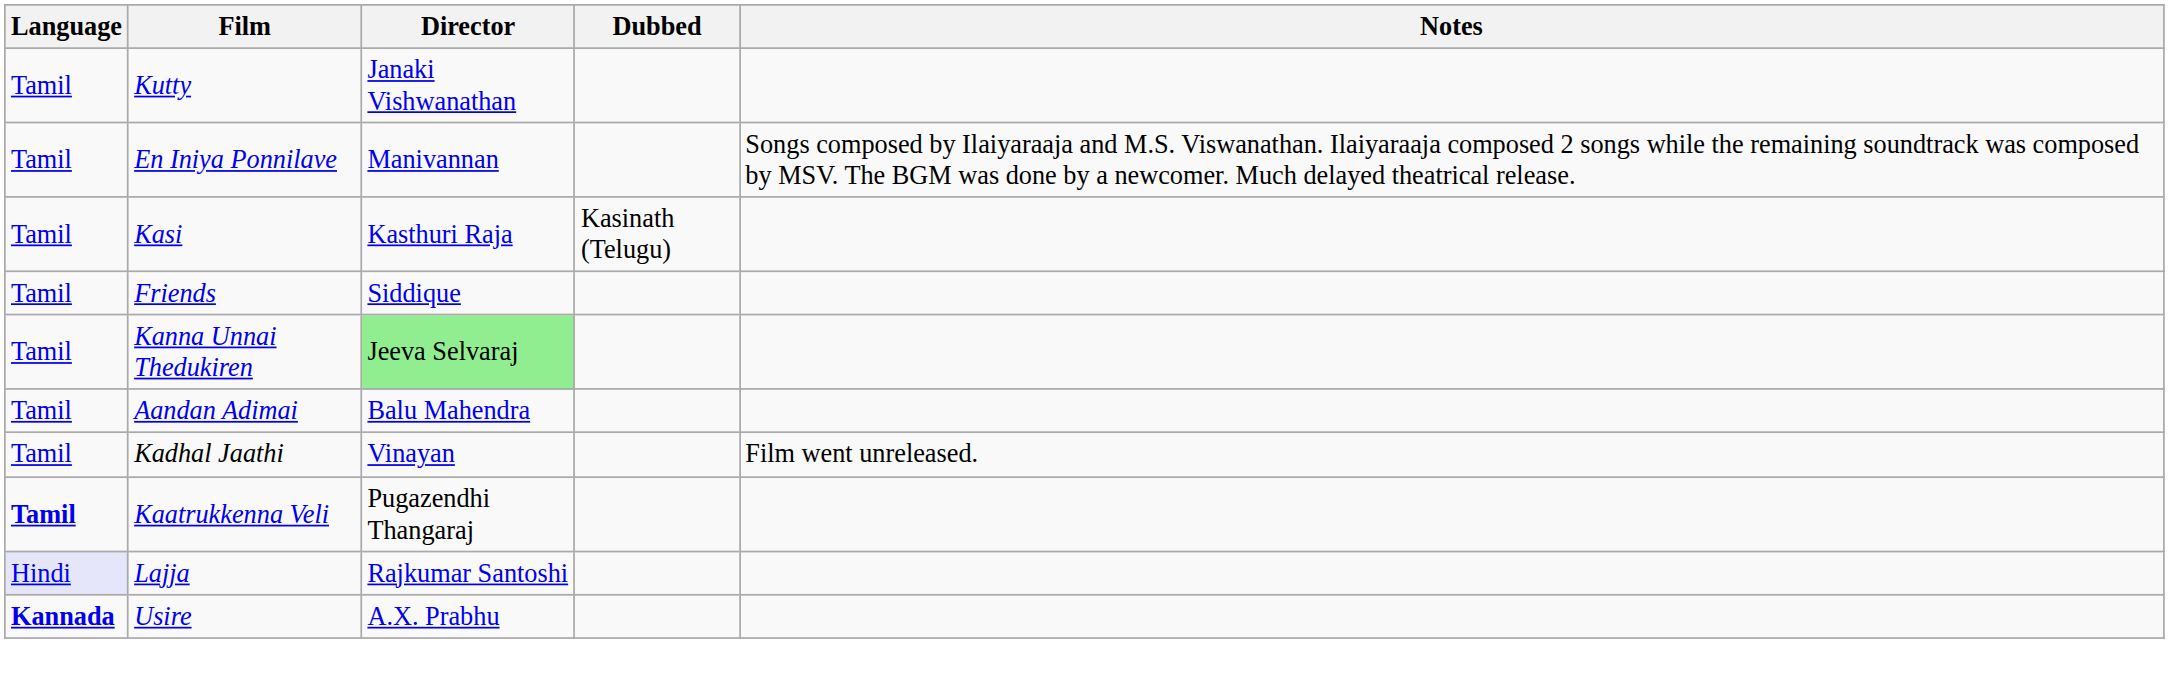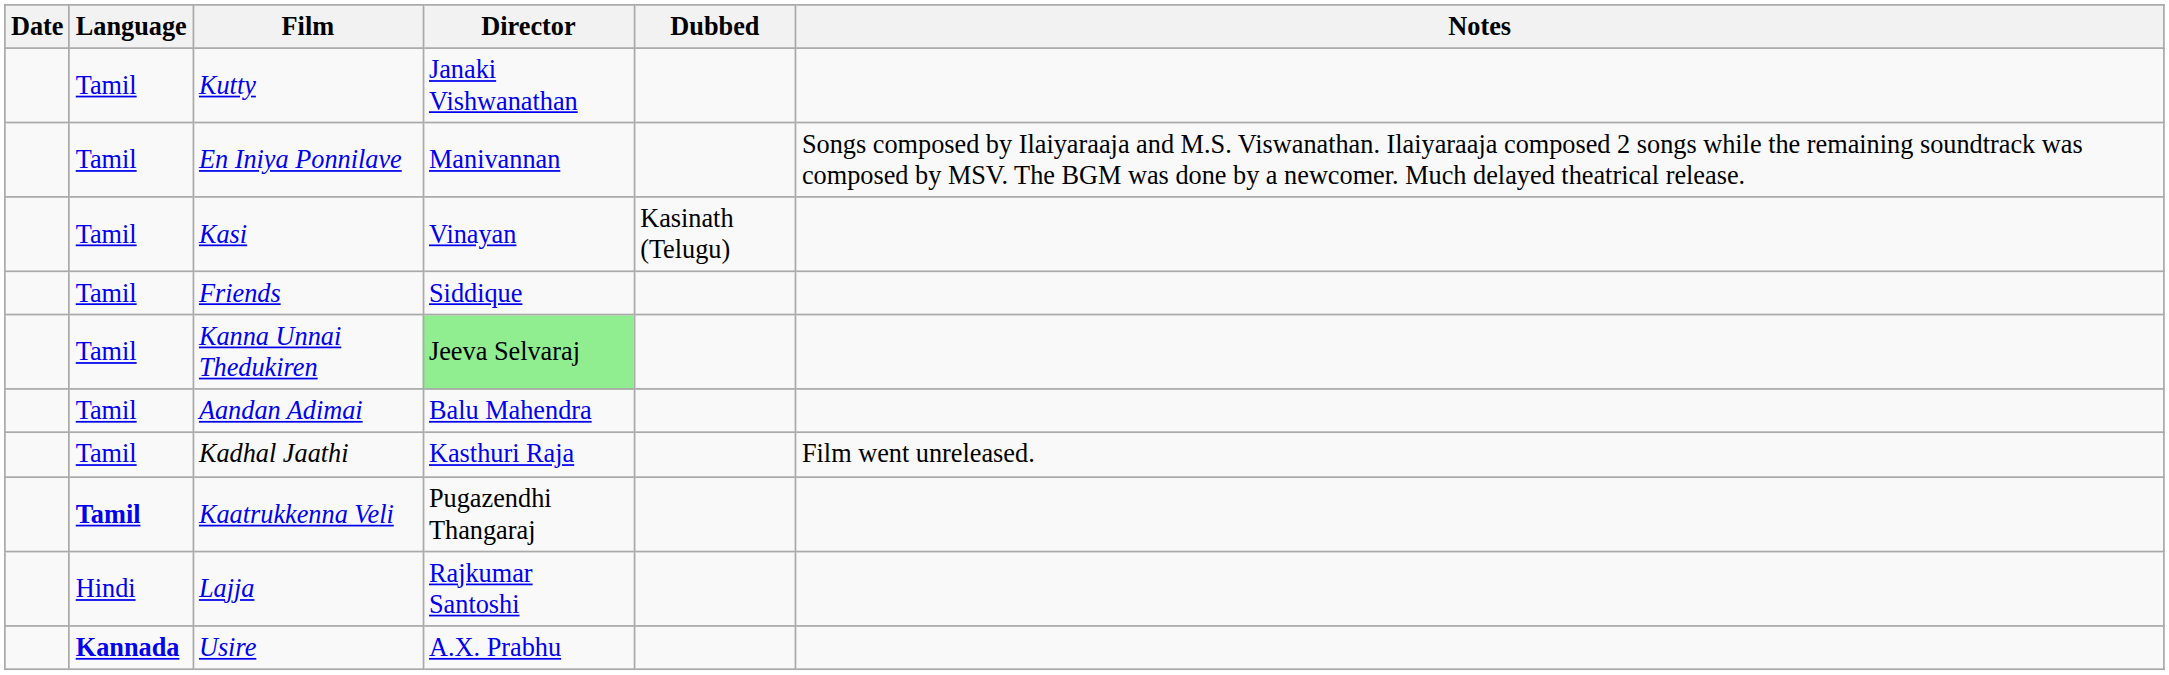+ column: (37, 26)
(440, 234) Kasthuri Raja -> (473, 234) Vinayan
(411, 454) Vinayan -> (502, 454) Kasthuri Raja
(41, 572) lavender background -> (106, 587) no background
